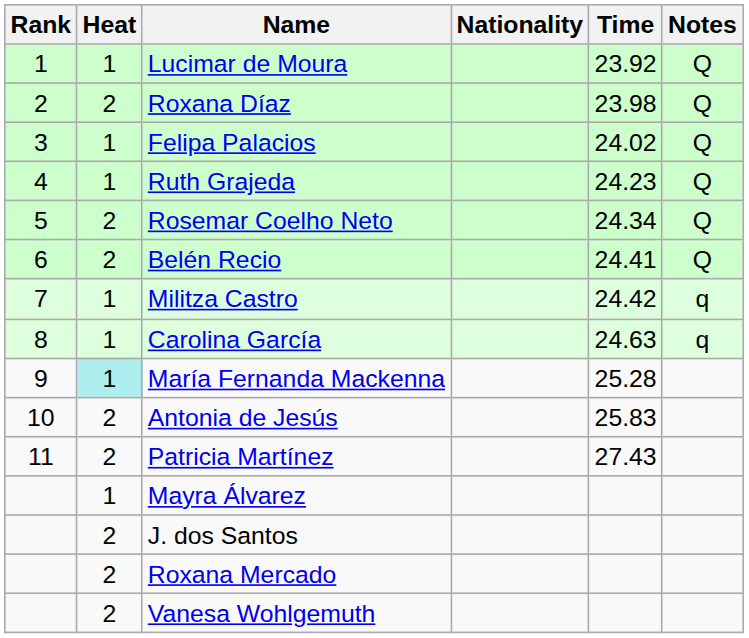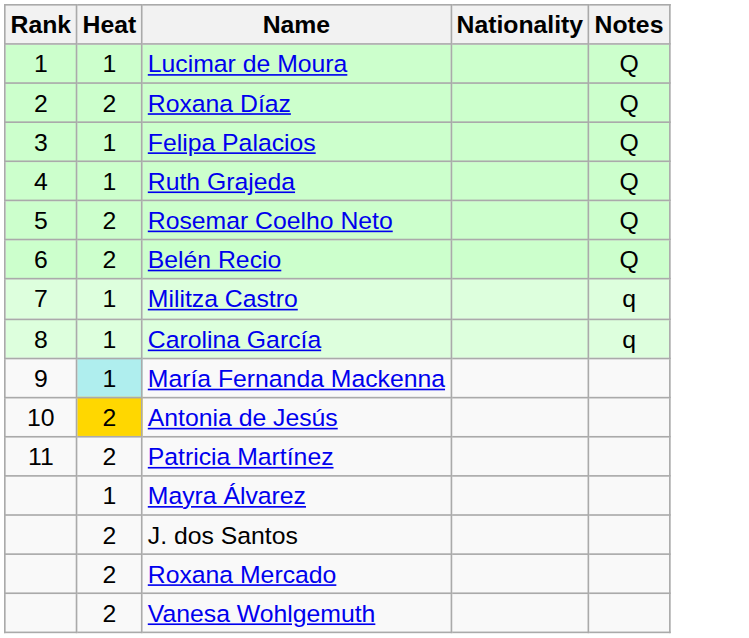- column: (626, 25)
(109, 417) no background -> (109, 417) gold background
